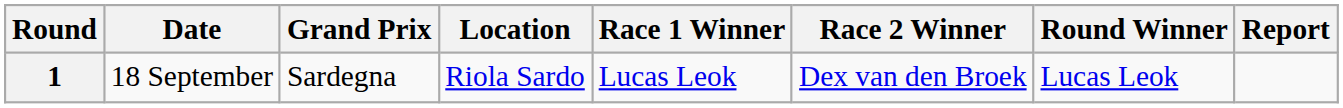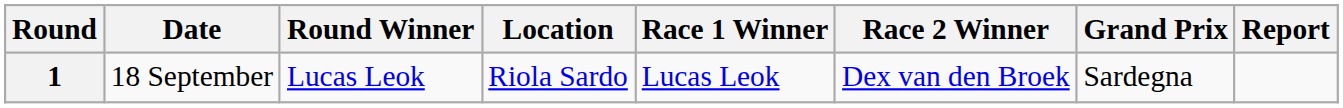columns swapped: (359, 28) <-> (1134, 28)
